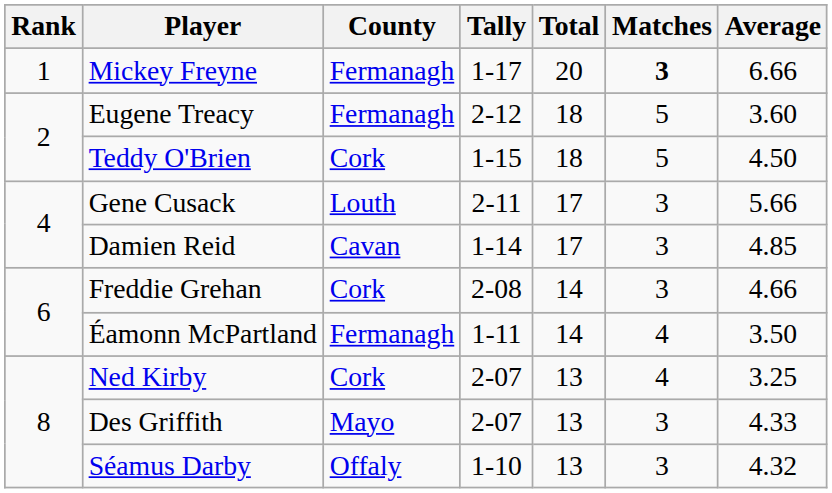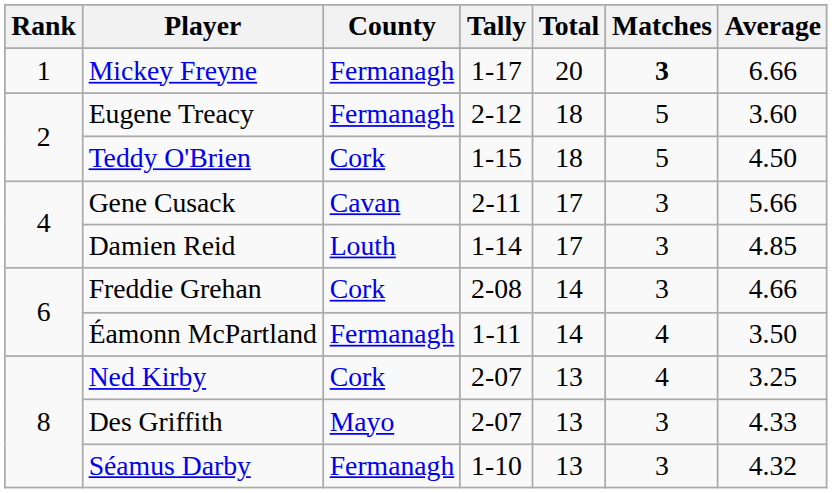(363, 202) Louth -> (365, 202) Cavan
(365, 245) Cavan -> (363, 245) Louth
(366, 465) Offaly -> (392, 465) Fermanagh
